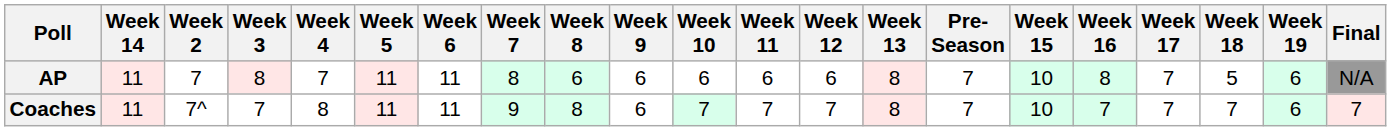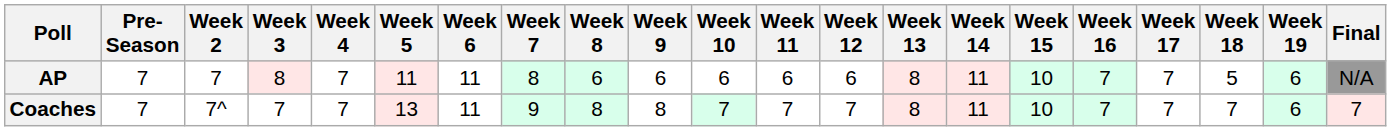columns swapped: (968, 33) <-> (133, 33)
(1105, 77) 8 -> (1105, 77) 7
(323, 110) 8 -> (343, 110) 7
(387, 110) 11 -> (407, 110) 13
(641, 110) 6 -> (660, 110) 8
